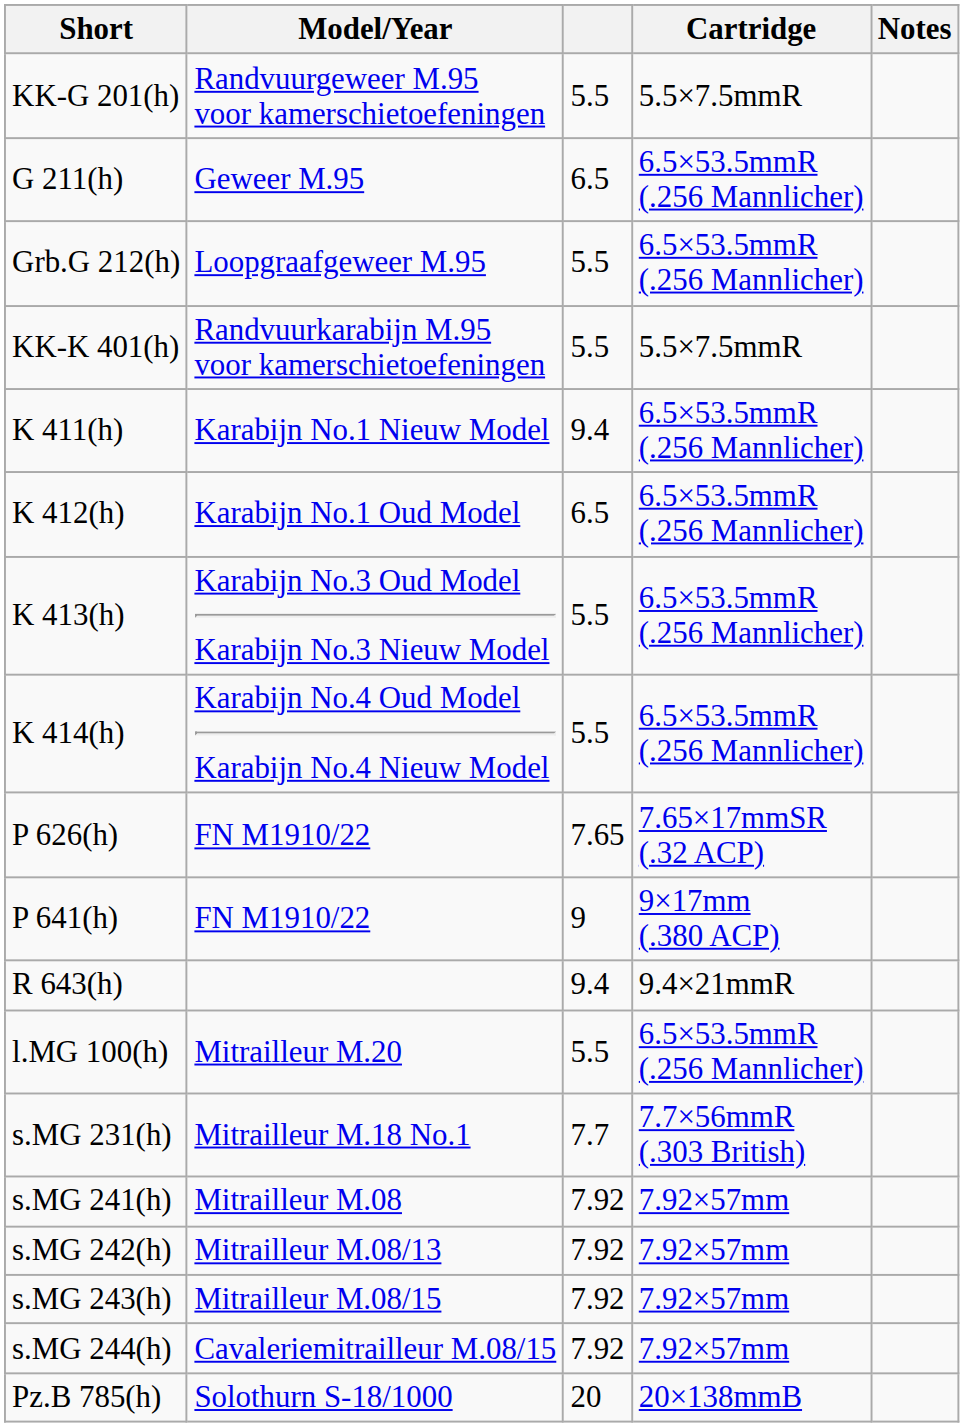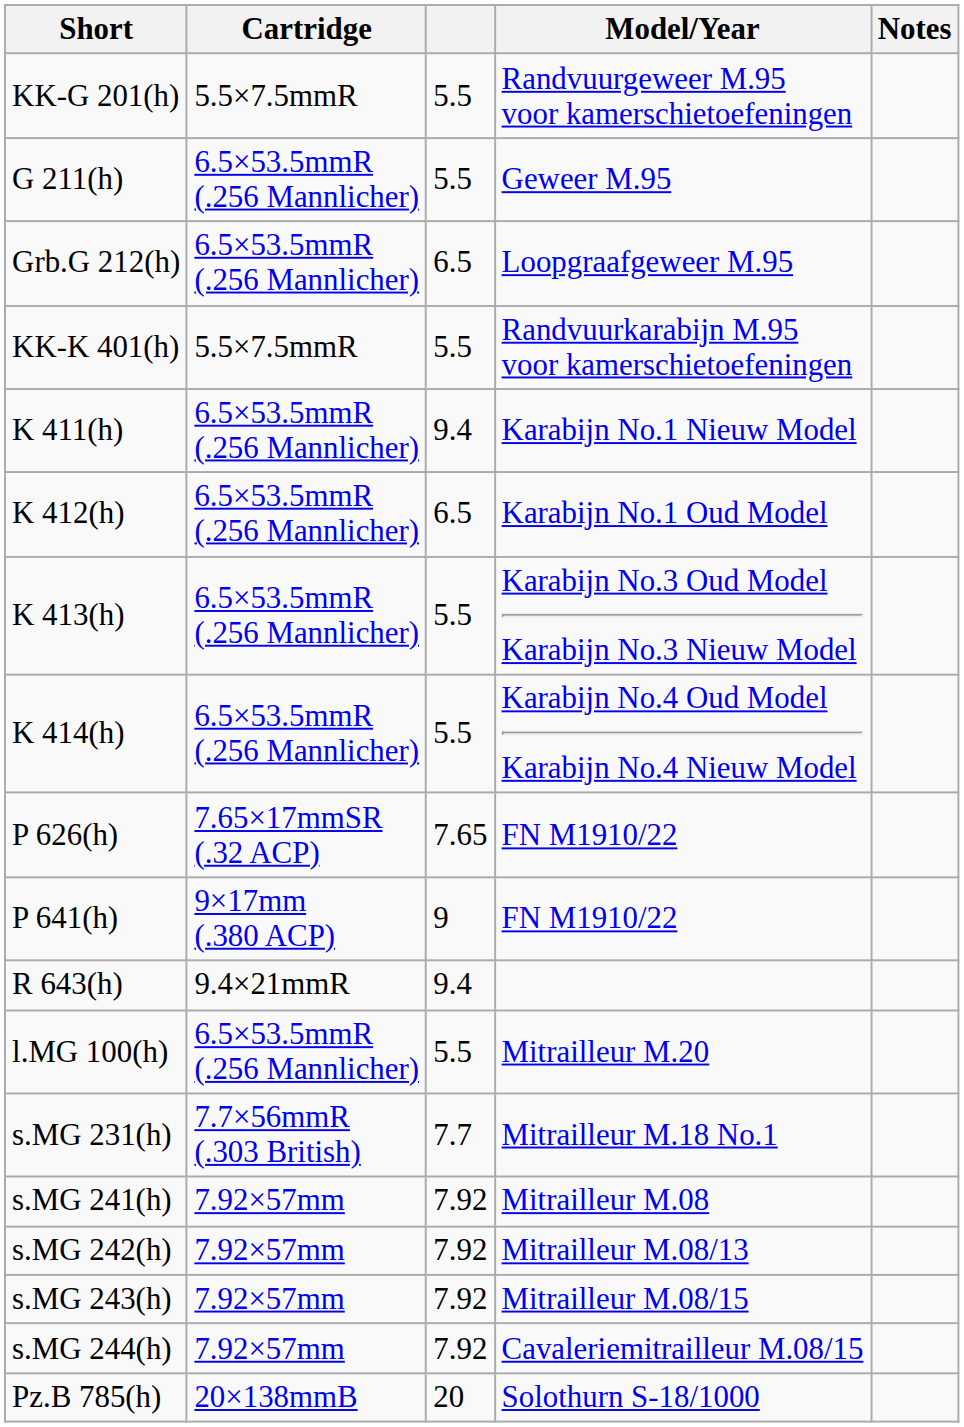columns swapped: (375, 28) <-> (751, 28)
(590, 179) 6.5 -> (453, 179) 5.5
(590, 262) 5.5 -> (453, 262) 6.5
